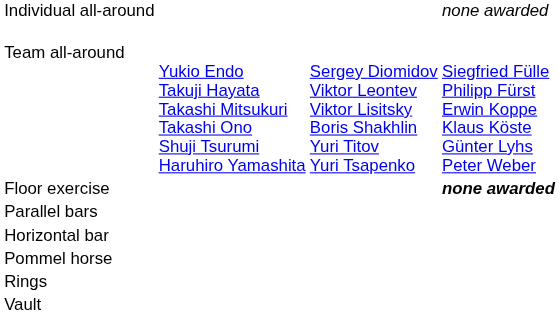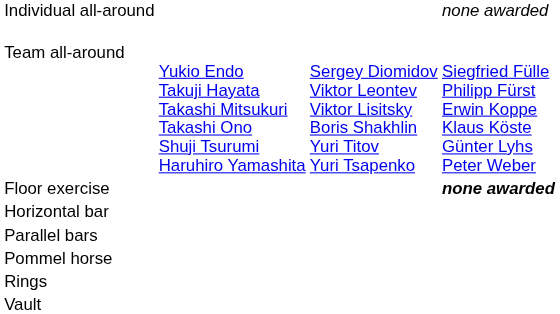rows swapped: (56, 235) <-> (51, 212)
